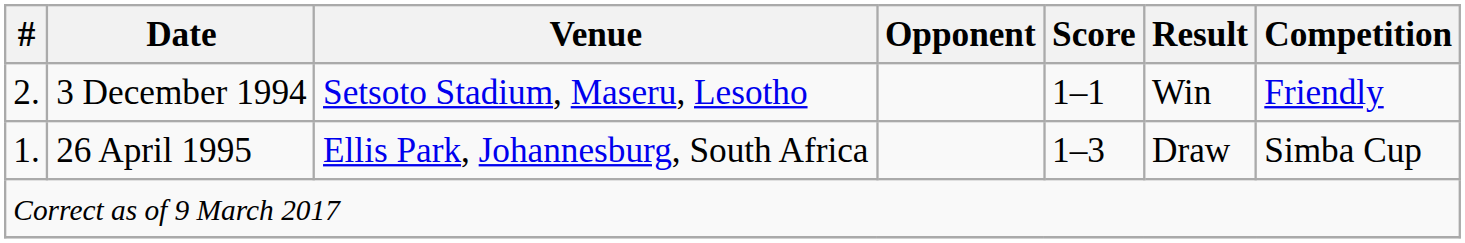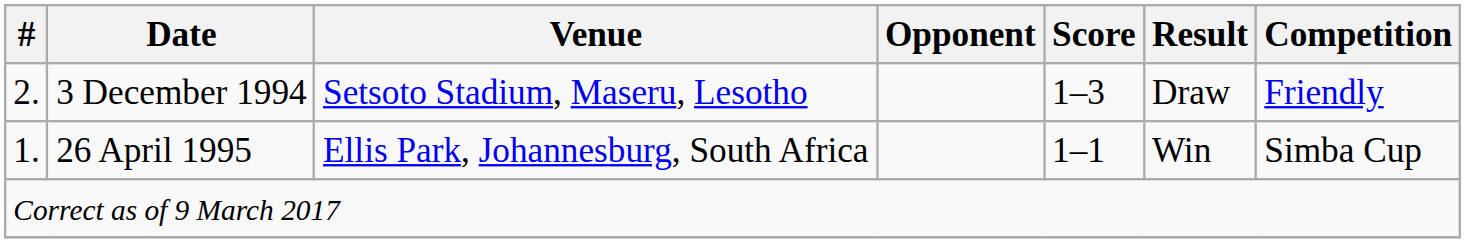(1079, 91) 1–1 -> (1079, 91) 1–3
(1182, 91) Win -> (1191, 91) Draw
(1079, 150) 1–3 -> (1079, 150) 1–1
(1191, 150) Draw -> (1182, 150) Win
